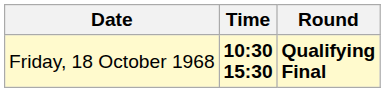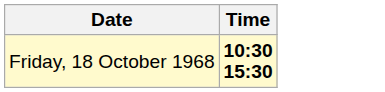- column: (328, 19)
